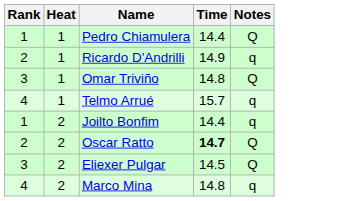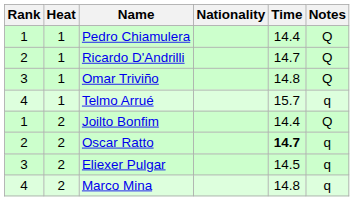+ column: (231, 15)
(212, 57) 14.9 -> (287, 57) 14.7
(252, 57) q -> (327, 57) Q
(252, 121) q -> (327, 121) Q
(252, 143) Q -> (327, 143) q
(252, 164) Q -> (327, 164) q
